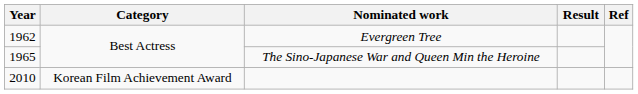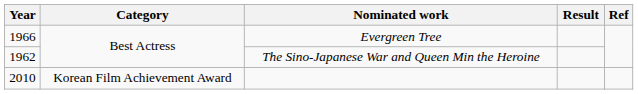(22, 36) 1962 -> (22, 36) 1966
(22, 57) 1965 -> (22, 57) 1962
